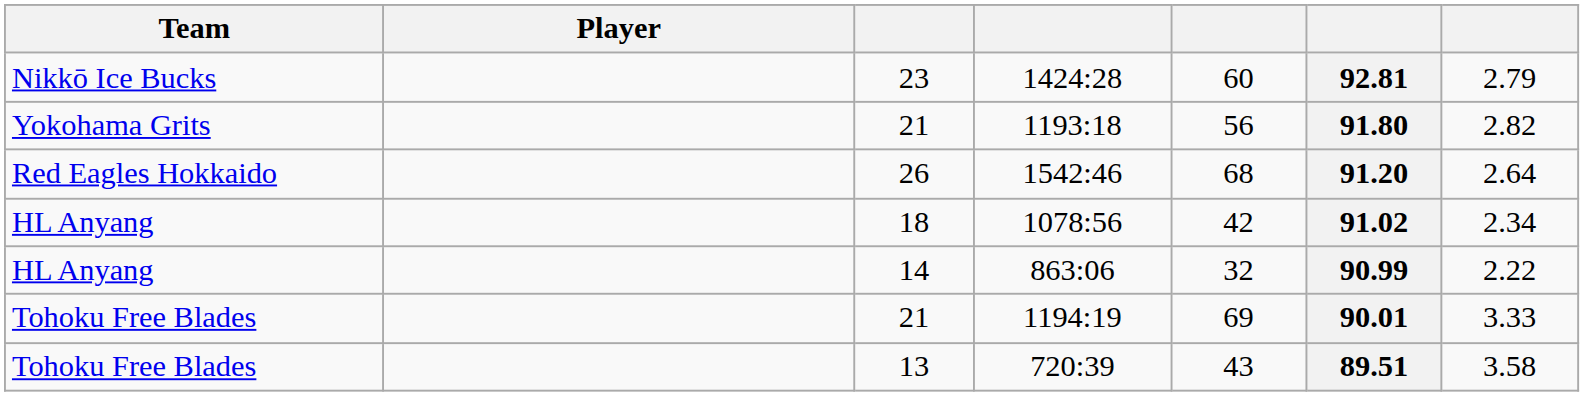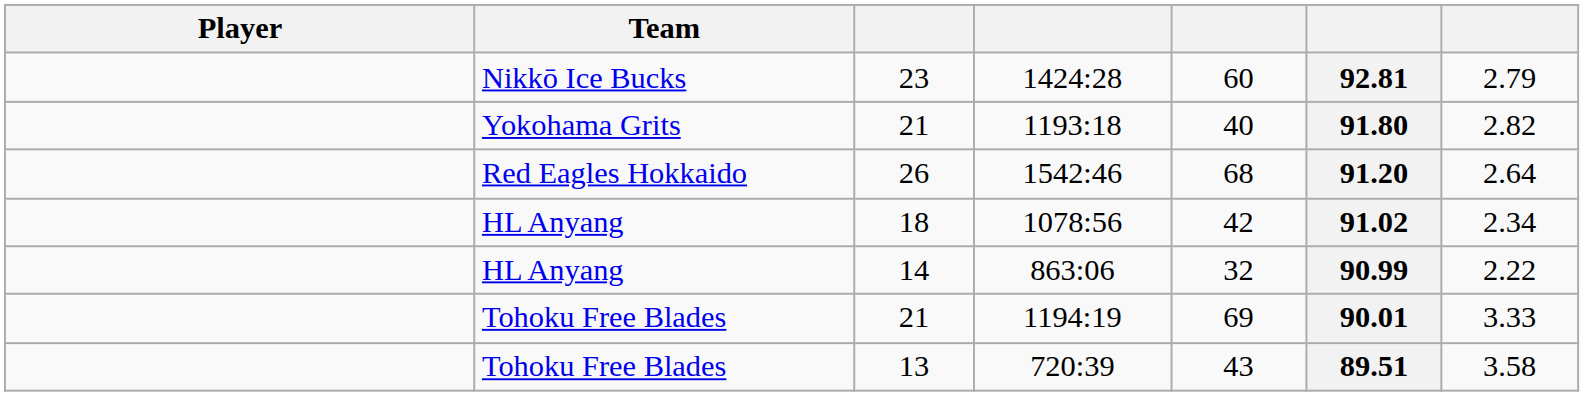columns swapped: (619, 28) <-> (194, 28)
(1238, 125) 56 -> (1238, 125) 40
